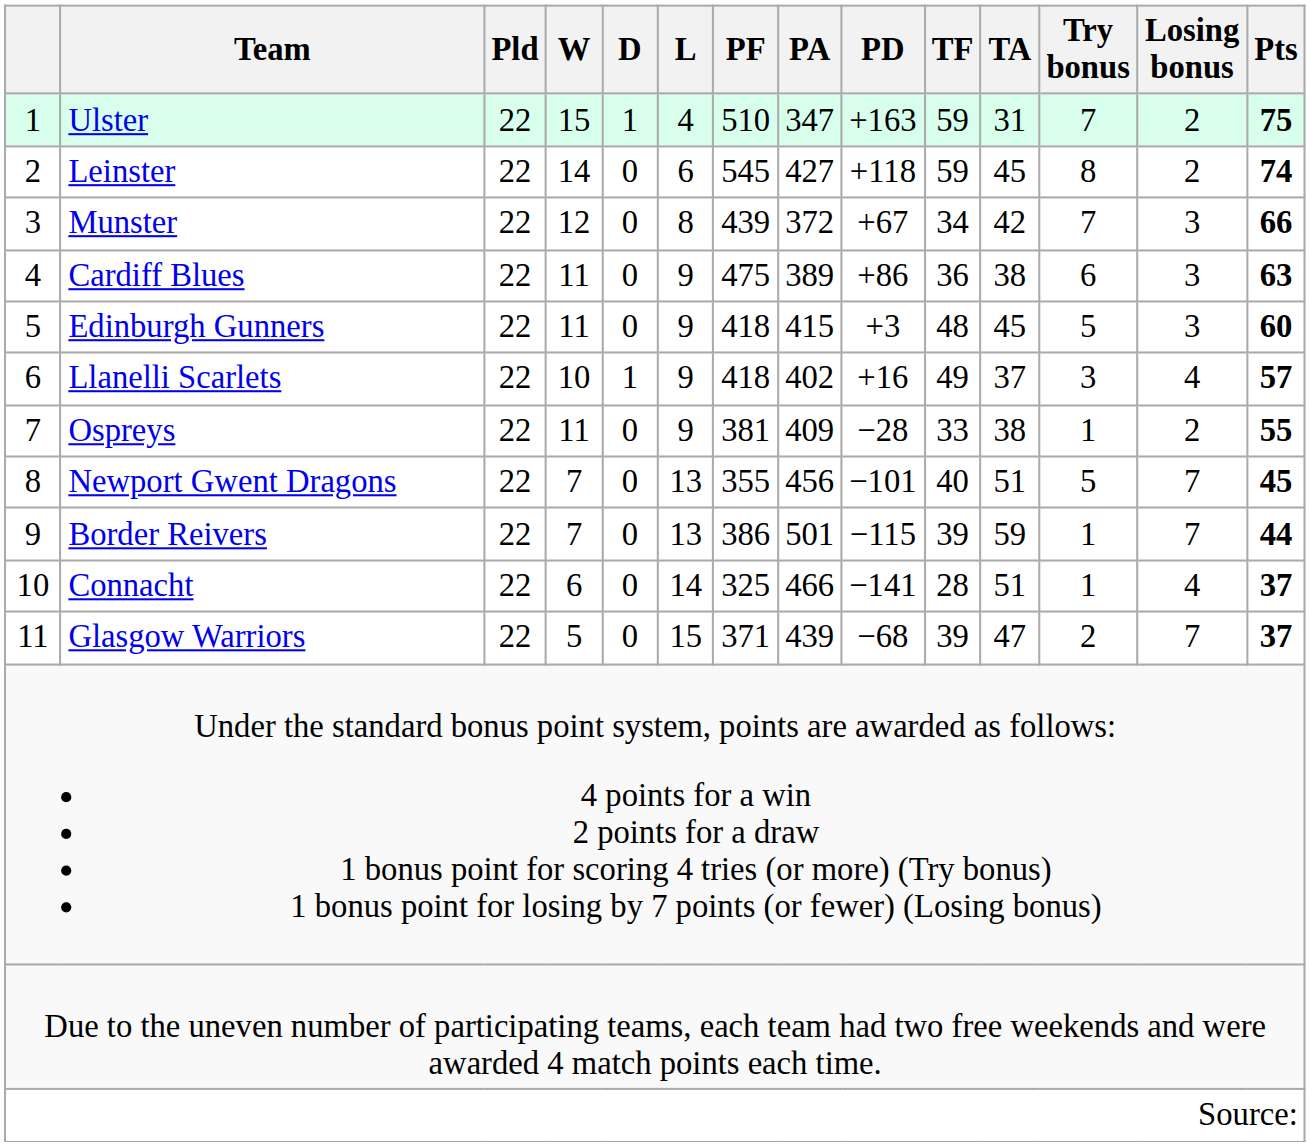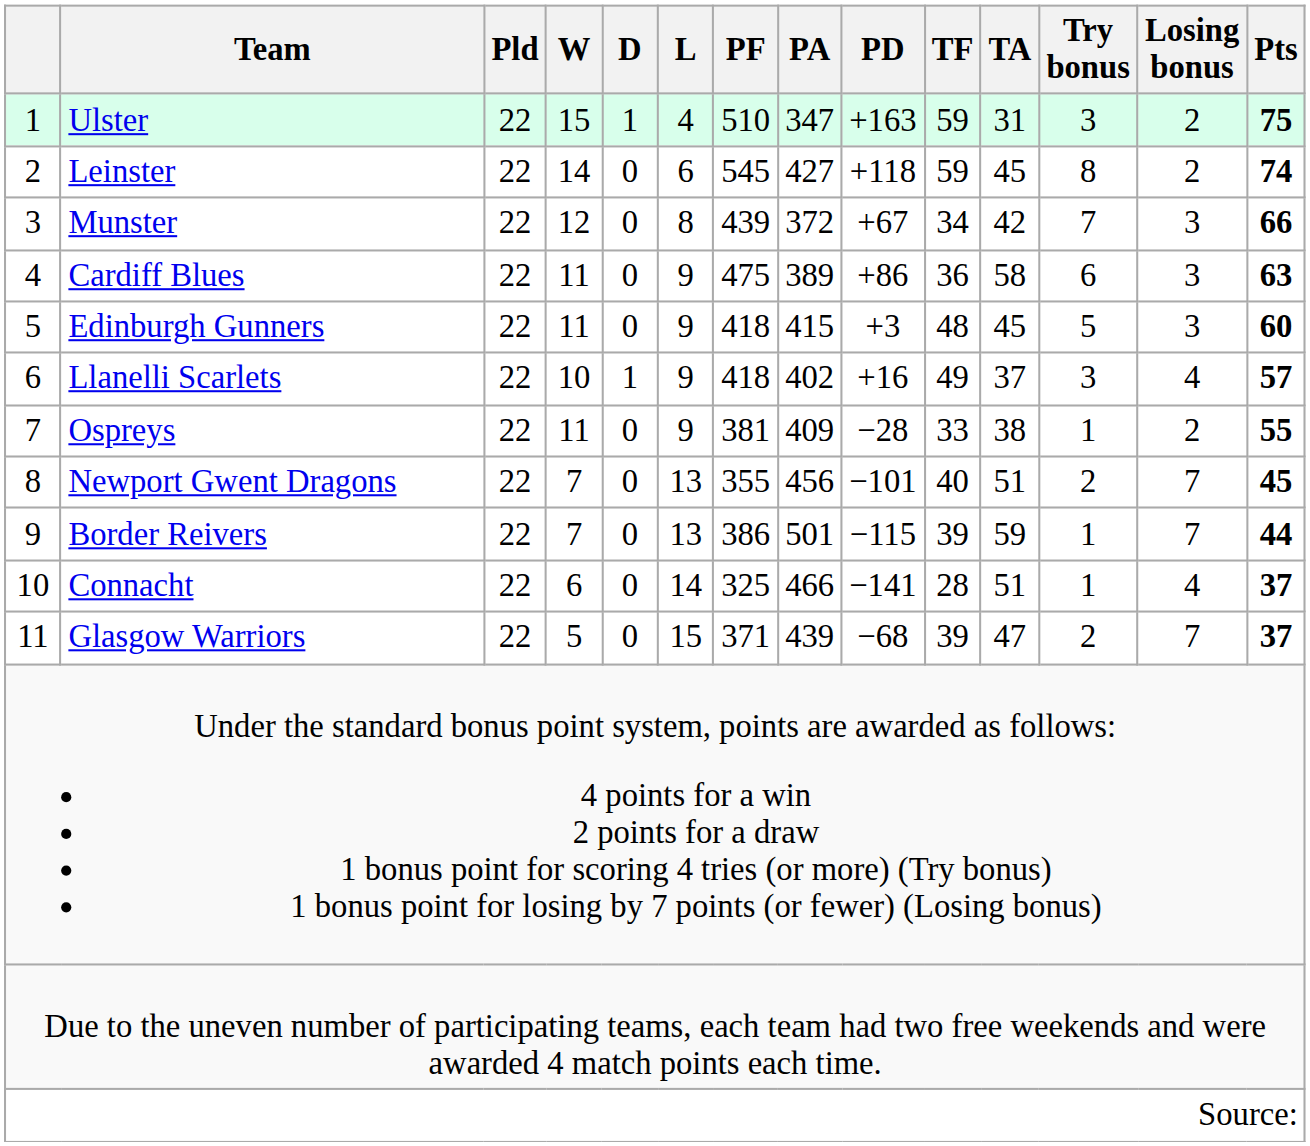(1088, 119) 7 -> (1088, 119) 3
(1010, 274) 38 -> (1010, 274) 58
(1088, 481) 5 -> (1088, 481) 2
